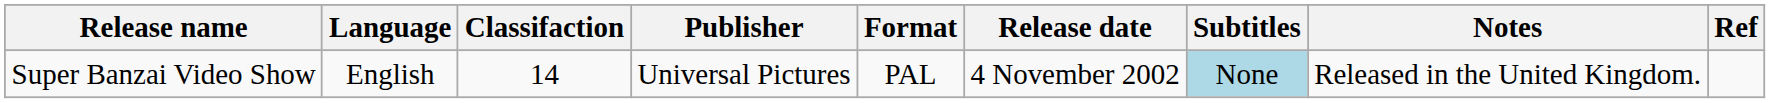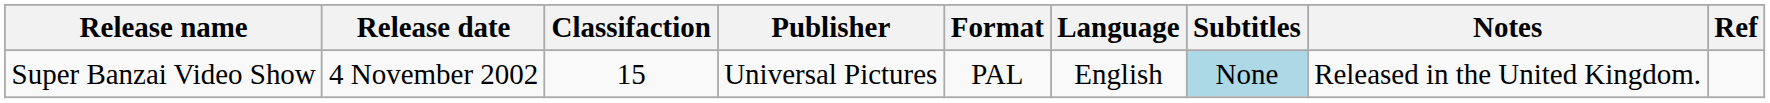columns swapped: (1075, 27) <-> (390, 27)
(544, 73) 14 -> (631, 73) 15
